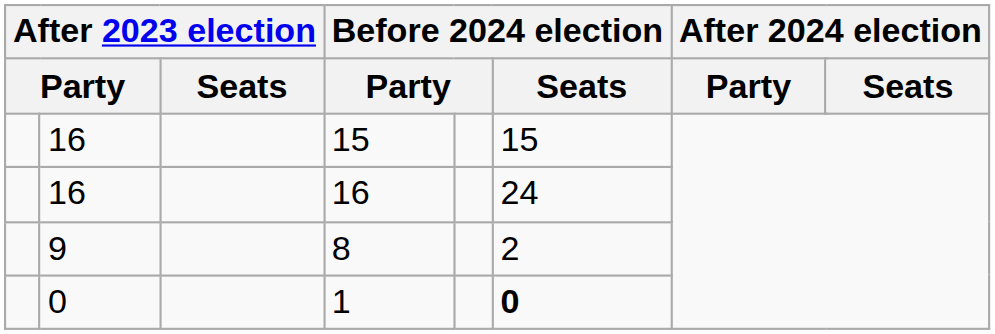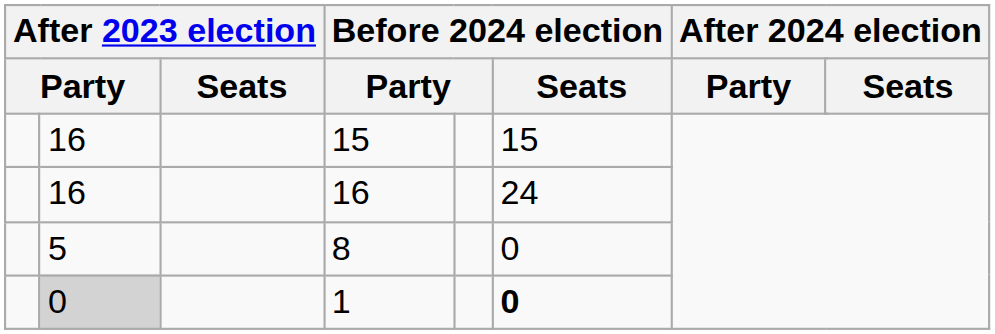(57, 247) 9 -> (57, 247) 5
(510, 247) 2 -> (510, 247) 0
(57, 301) no background -> (57, 301) lightgrey background
